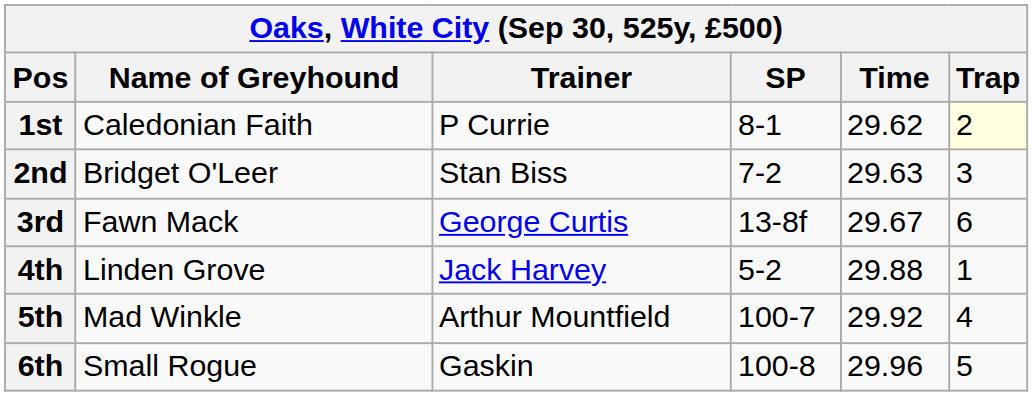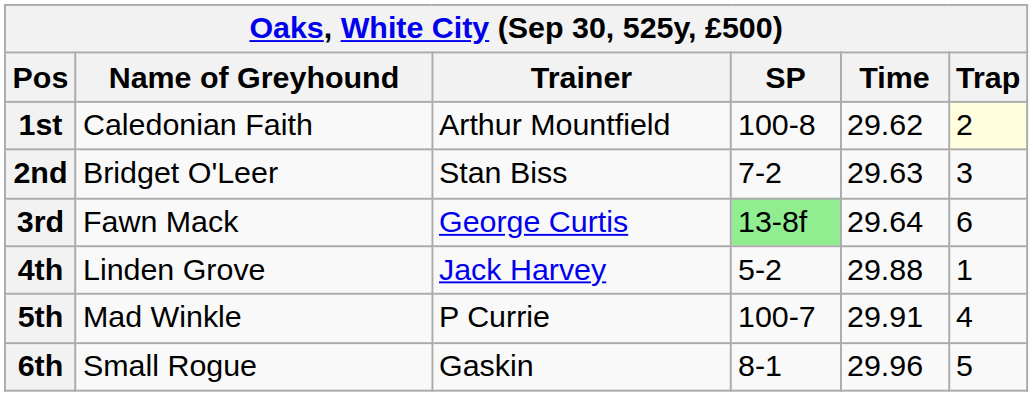(494, 125) P Currie -> (555, 125) Arthur Mountfield
(760, 125) 8-1 -> (777, 125) 100-8
(773, 221) no background -> (773, 221) lightgreen background
(885, 221) 29.67 -> (885, 221) 29.64
(555, 317) Arthur Mountfield -> (494, 317) P Currie
(885, 317) 29.92 -> (885, 317) 29.91
(777, 366) 100-8 -> (760, 366) 8-1
